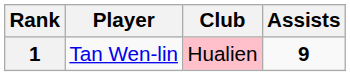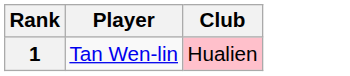- column: (304, 20)
